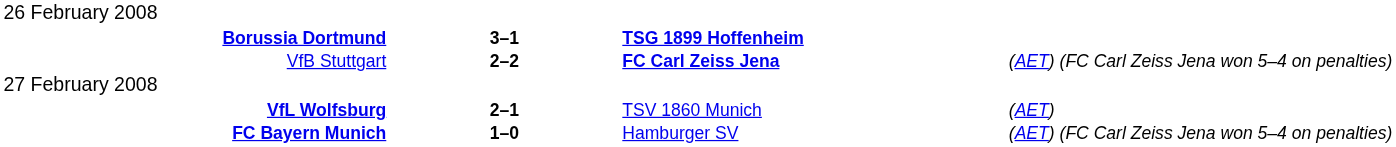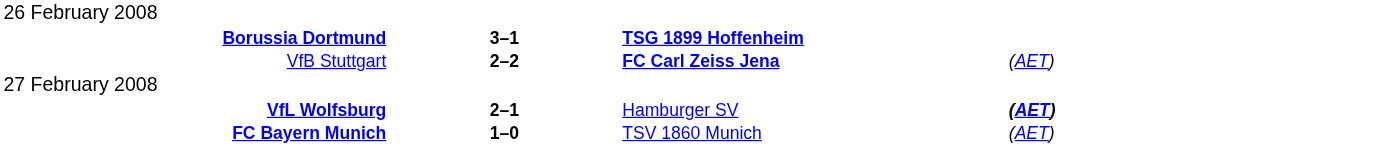(1201, 61) (AET) (FC Carl Zeiss Jena won 5–4 on penalties) -> (1032, 61) (AET)
(692, 109) TSV 1860 Munich -> (680, 109) Hamburger SV
(1032, 109) normal -> (1032, 109) bold
(680, 133) Hamburger SV -> (692, 133) TSV 1860 Munich
(1201, 133) (AET) (FC Carl Zeiss Jena won 5–4 on penalties) -> (1032, 133) (AET)
